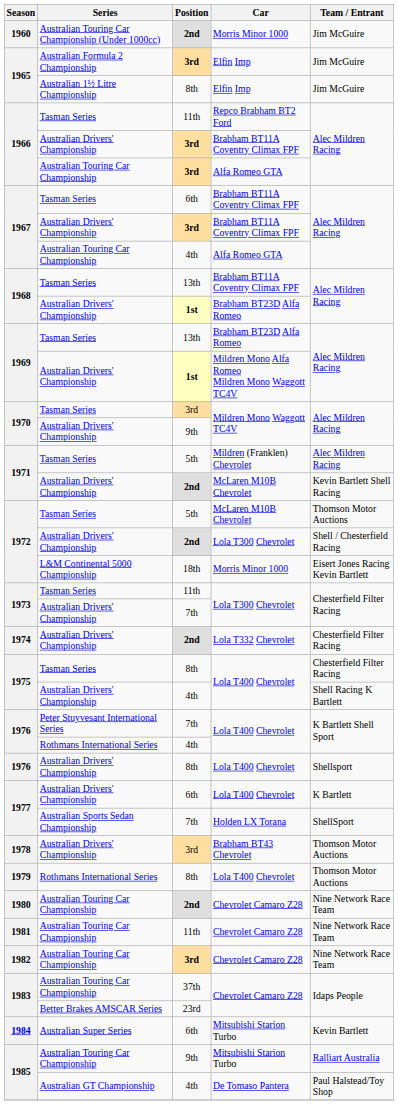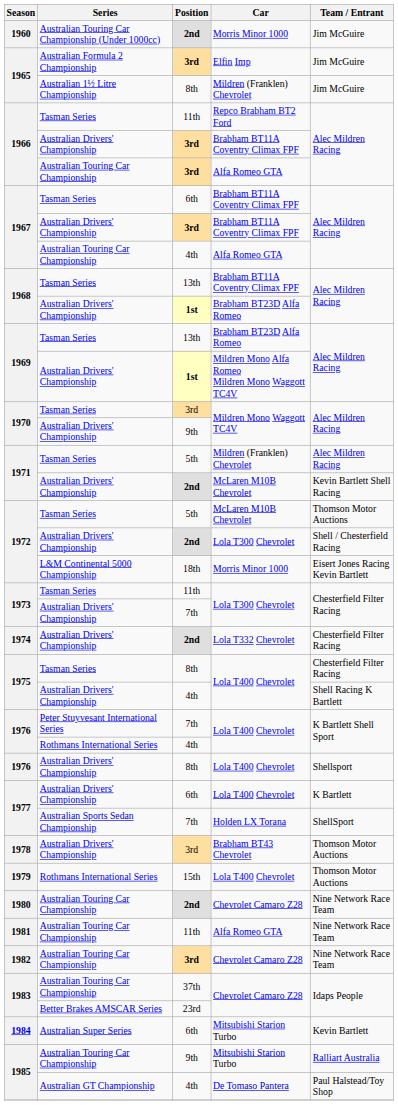(232, 89) Elfin Imp -> (250, 89) Mildren (Franklen) Chevrolet
(192, 877) 8th -> (192, 877) 15th
(258, 932) Chevrolet Camaro Z28 -> (248, 932) Alfa Romeo GTA
